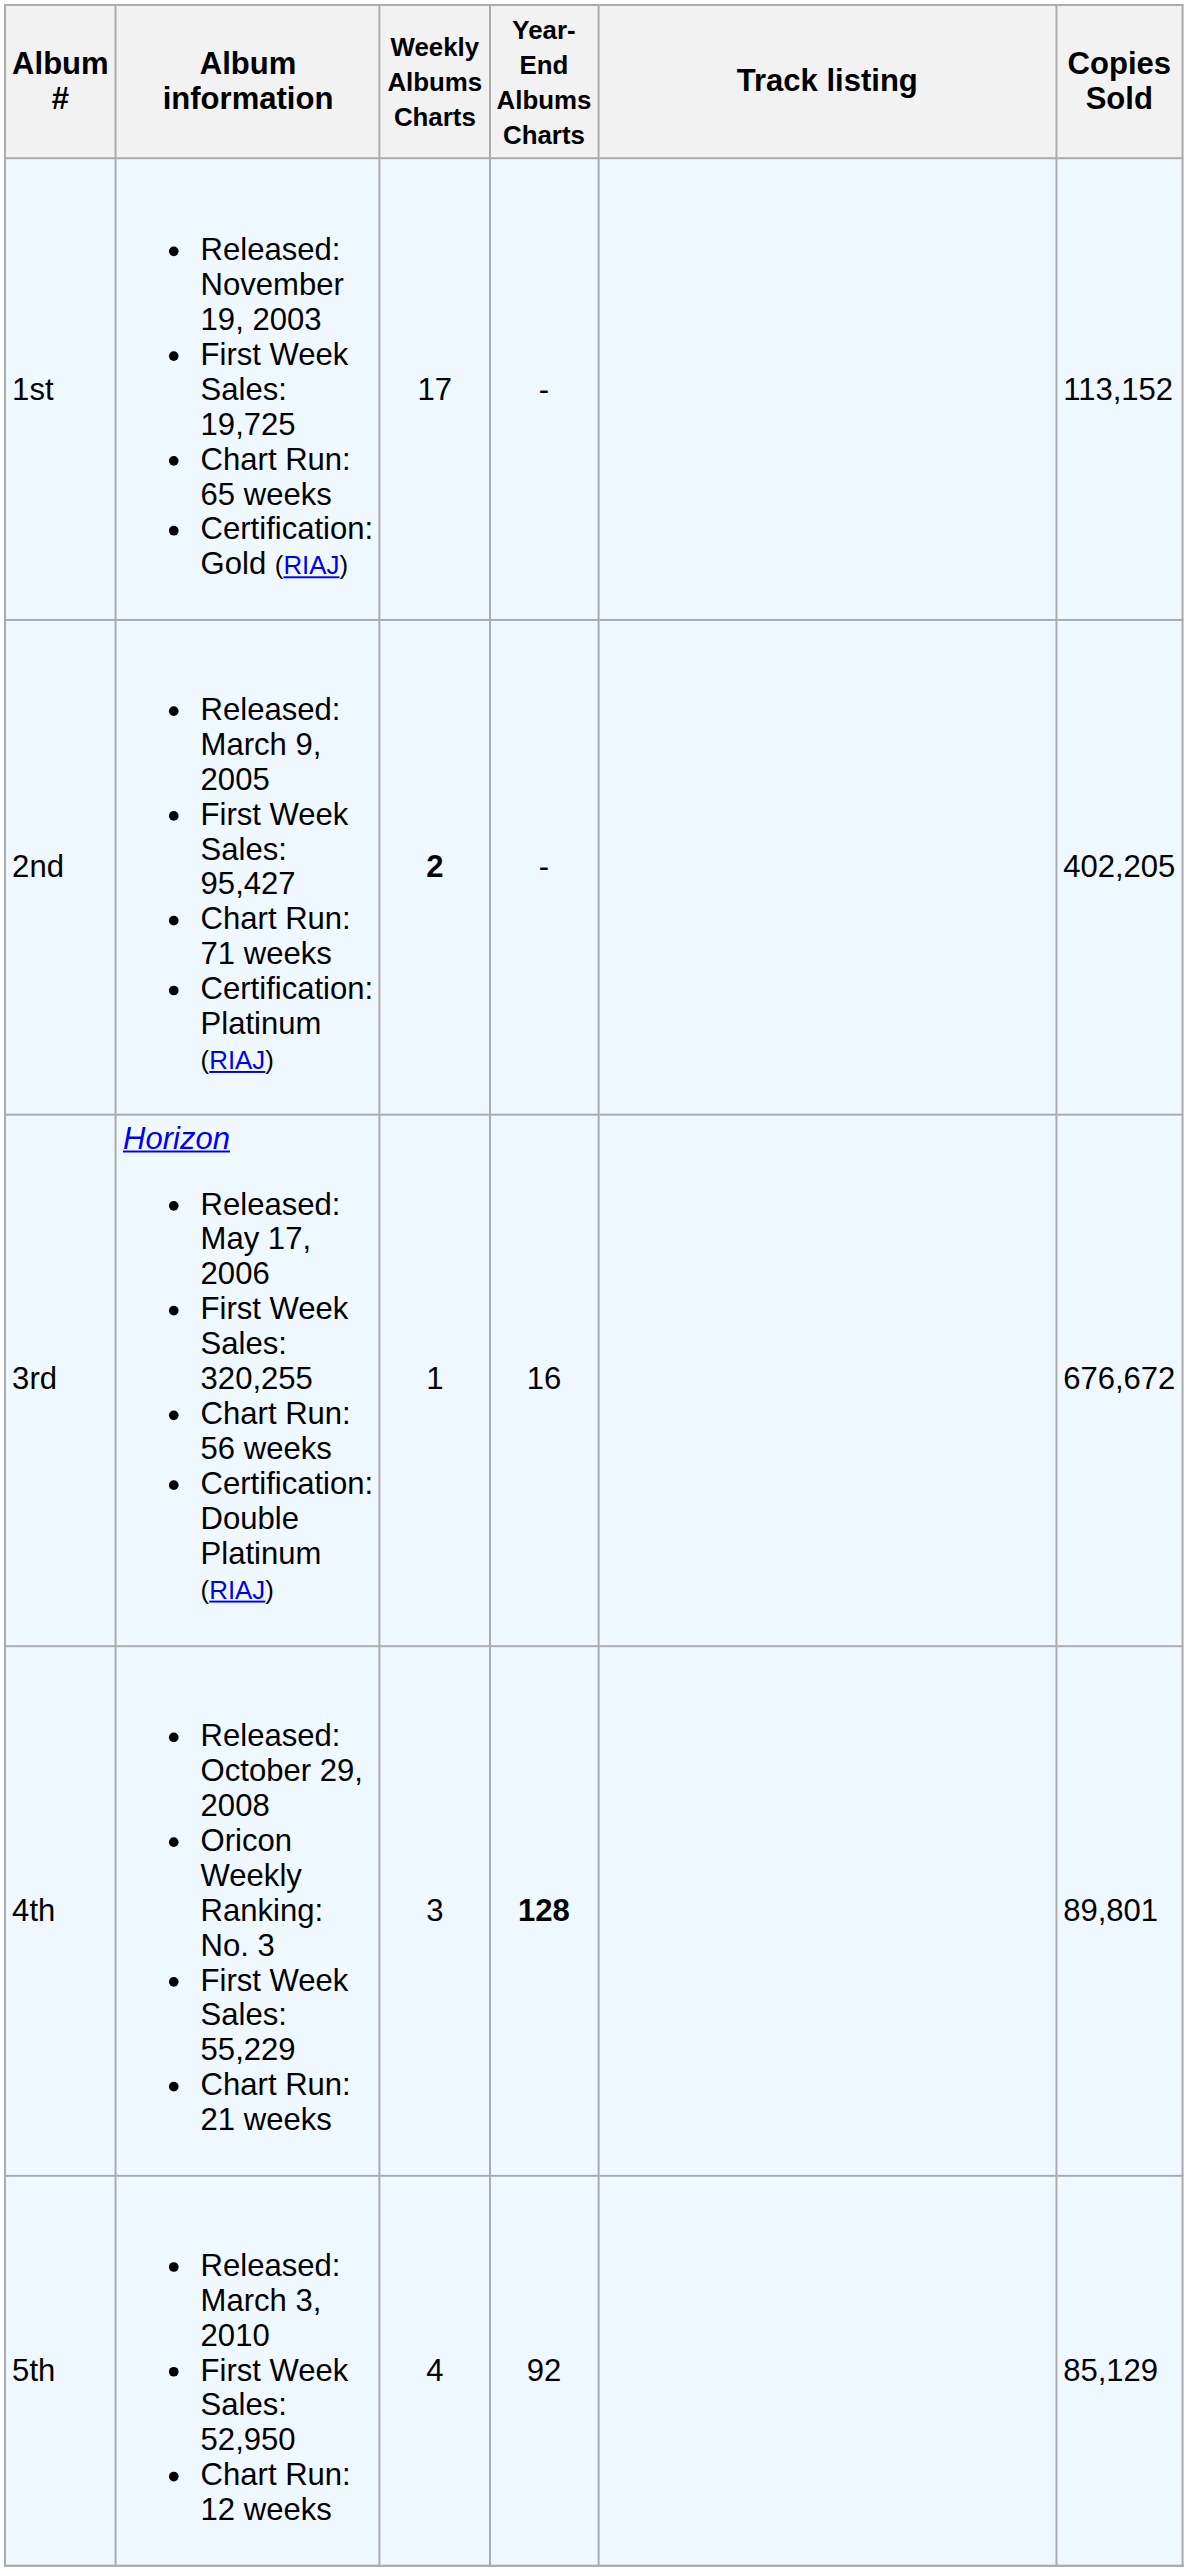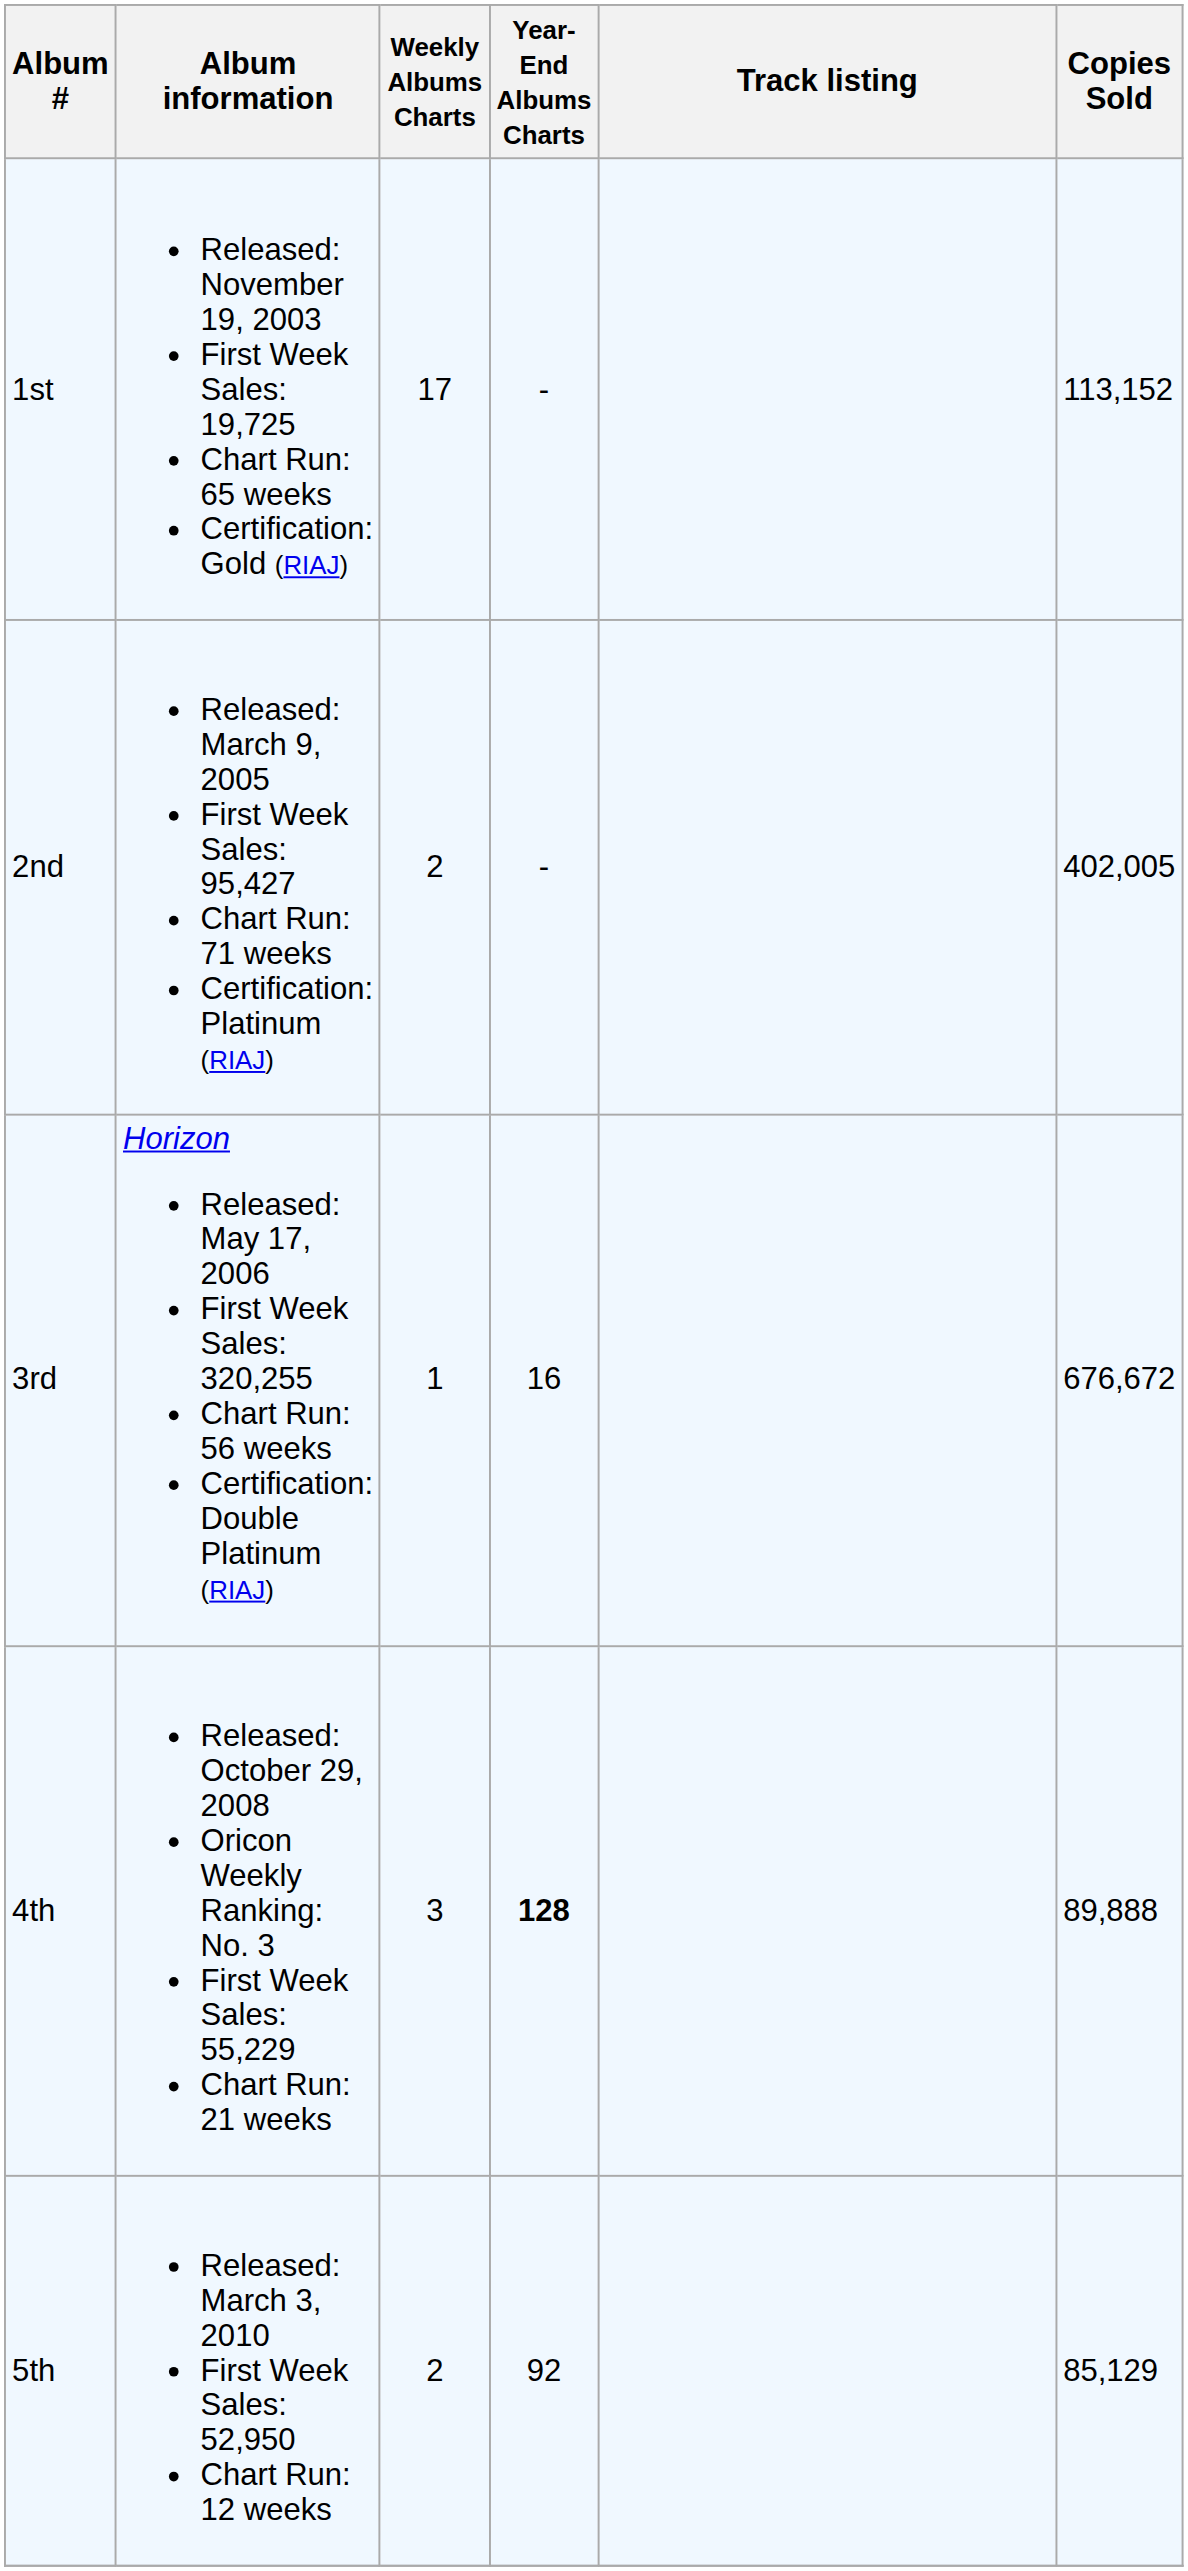(435, 866) bold -> (435, 866) normal
(1119, 866) 402,205 -> (1119, 866) 402,005
(1111, 1909) 89,801 -> (1111, 1909) 89,888
(435, 2370) 4 -> (435, 2370) 2
